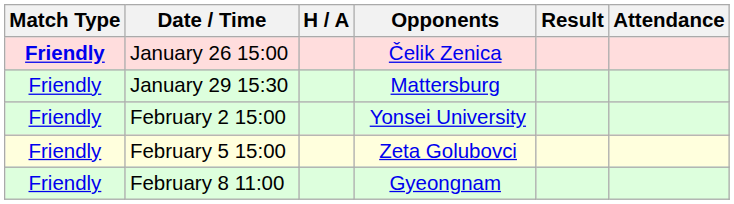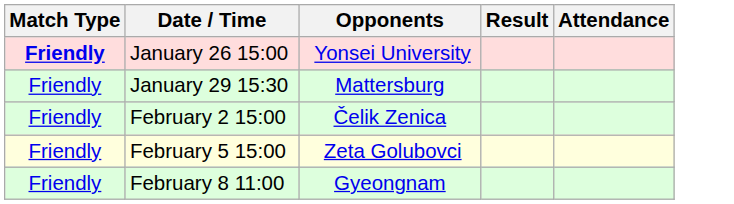- column: (326, 20)
(445, 53) Čelik Zenica -> (390, 53) Yonsei University
(445, 118) Yonsei University -> (390, 118) Čelik Zenica
